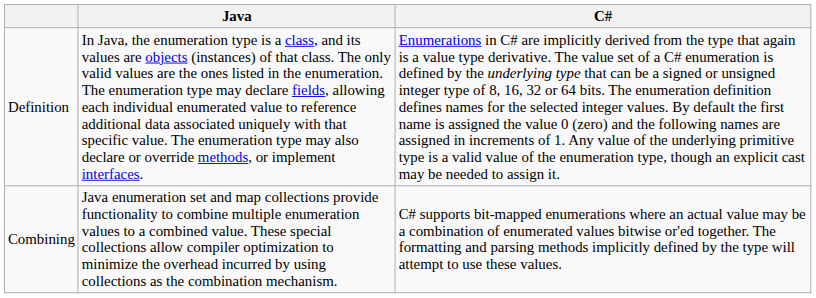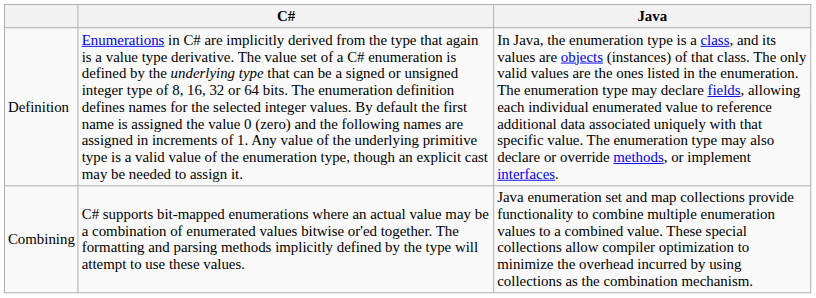columns swapped: (237, 16) <-> (603, 16)
